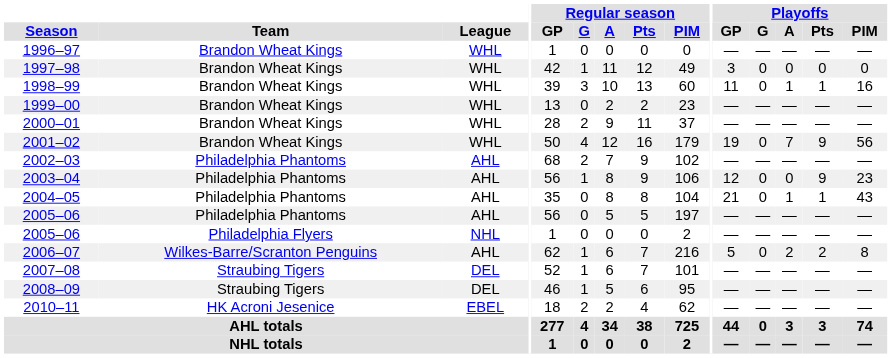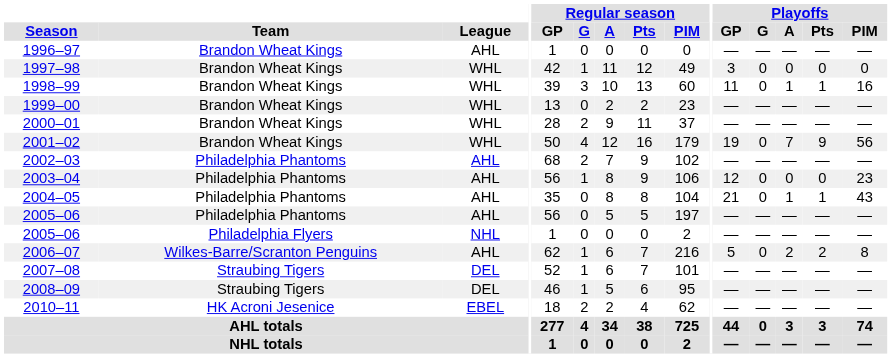(485, 50) WHL -> (485, 50) AHL
(822, 178) 9 -> (822, 178) 0
